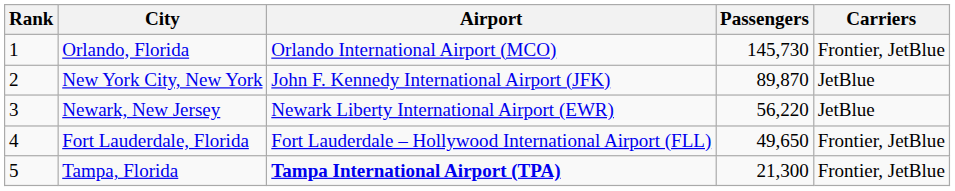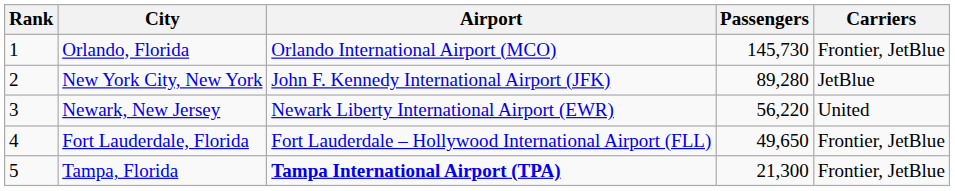(783, 79) 89,870 -> (783, 79) 89,280
(846, 110) JetBlue -> (844, 110) United
